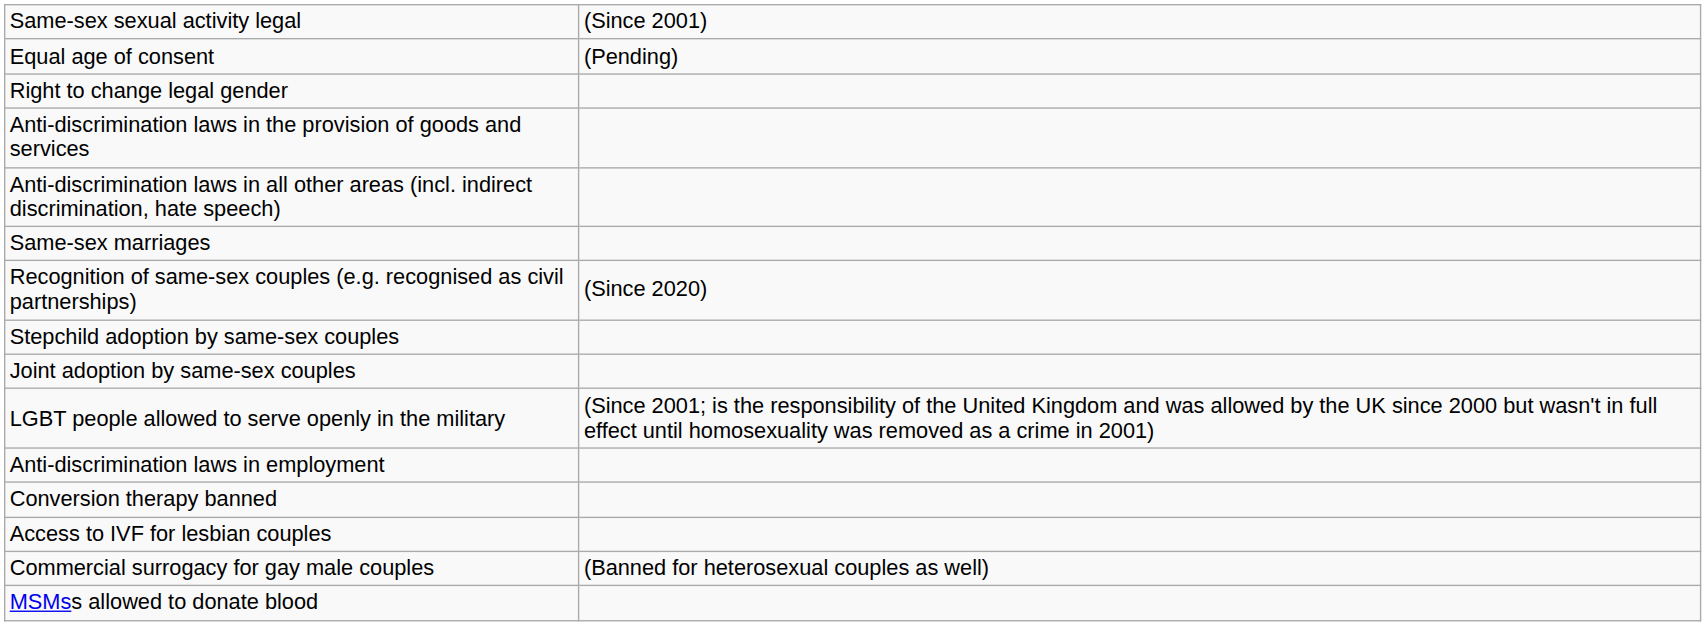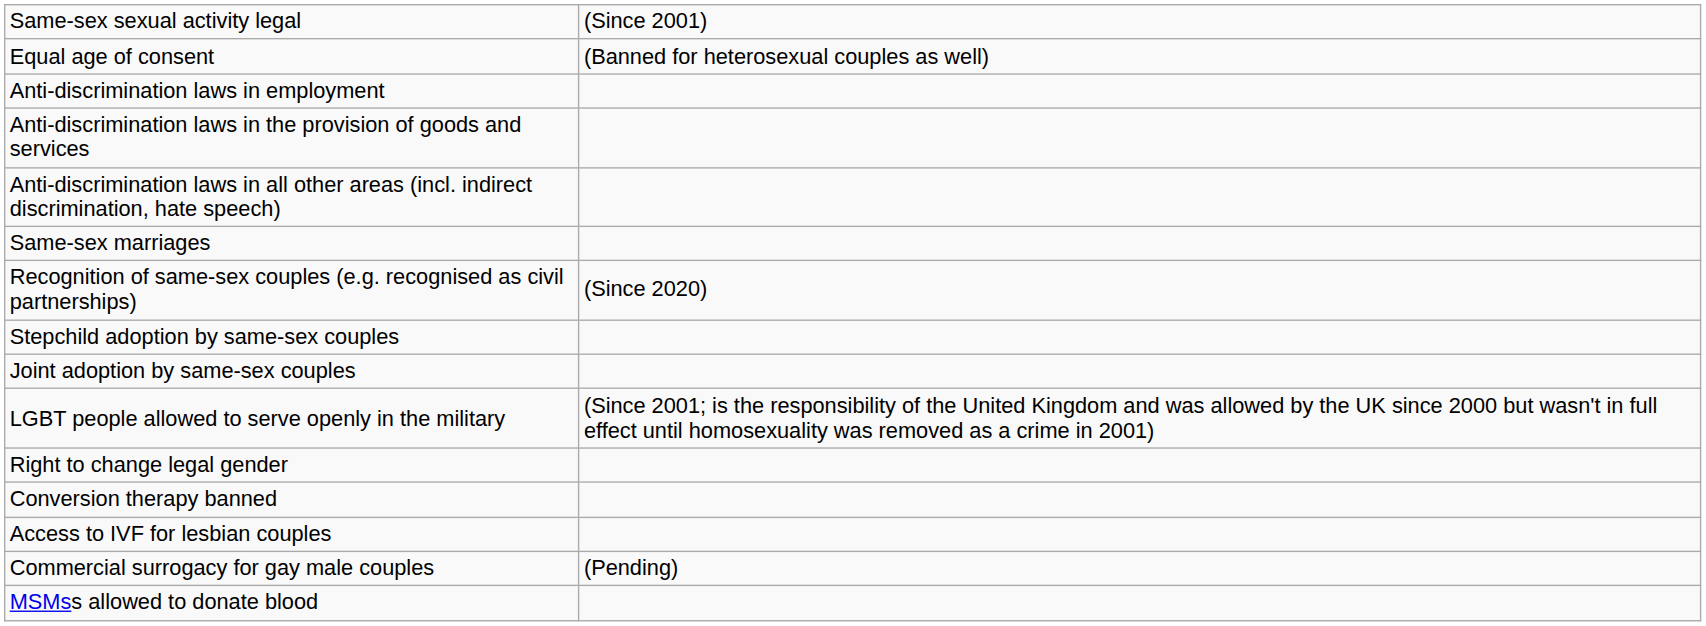(631, 56) (Pending) -> (786, 56) (Banned for heterosexual couples as well)
rows swapped: (197, 464) <-> (149, 90)
(786, 568) (Banned for heterosexual couples as well) -> (631, 568) (Pending)
